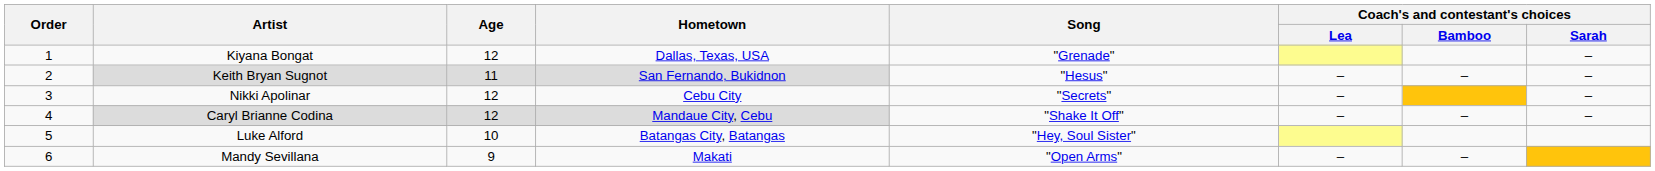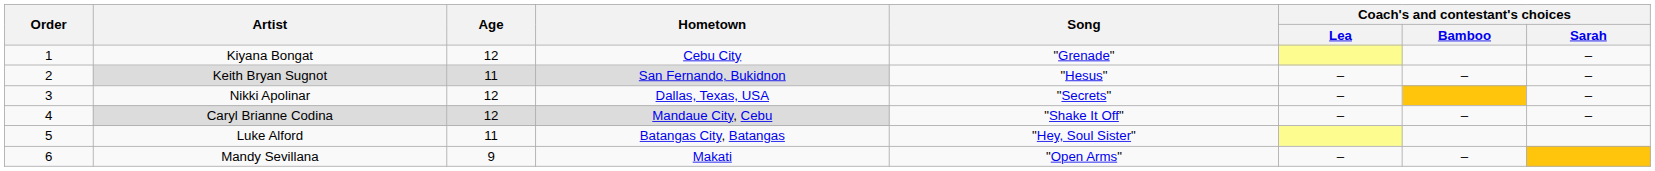(712, 55) Dallas, Texas, USA -> (712, 55) Cebu City
(712, 95) Cebu City -> (712, 95) Dallas, Texas, USA
(491, 136) 10 -> (491, 136) 11
